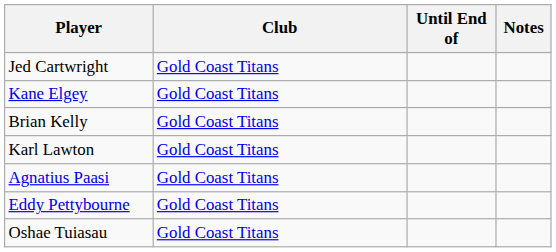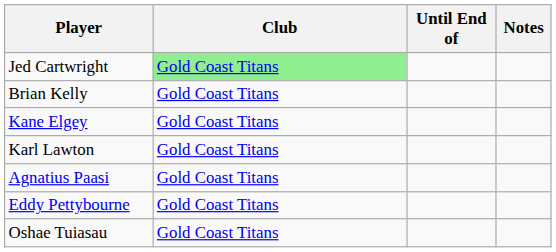(218, 66) no background -> (218, 66) lightgreen background
rows swapped: (48, 94) <-> (48, 122)
